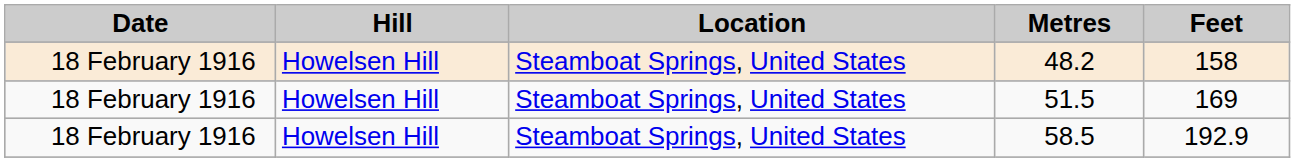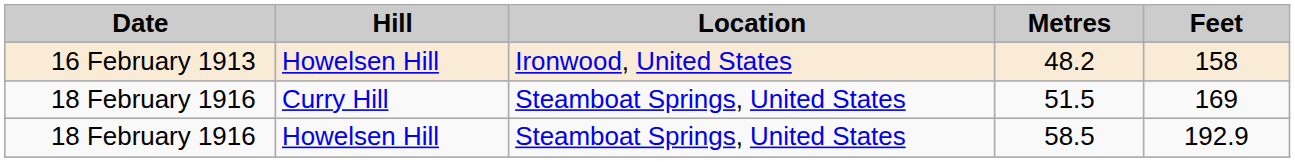(160, 61) 18 February 1916 -> (160, 61) 16 February 1913
(710, 61) Steamboat Springs, United States -> (654, 61) Ironwood, United States
(360, 99) Howelsen Hill -> (335, 99) Curry Hill
